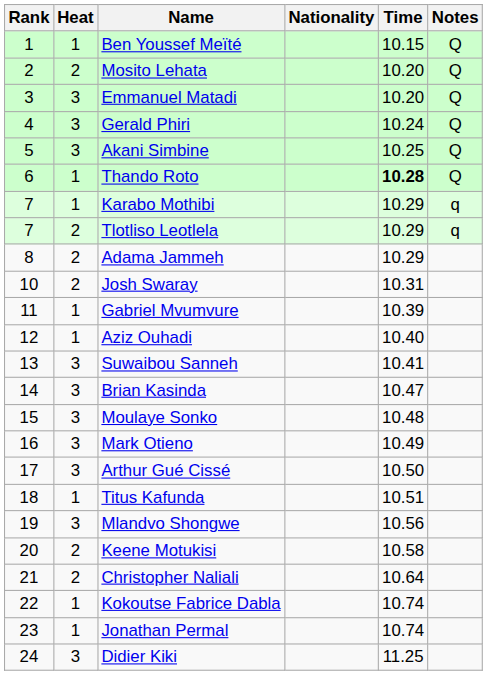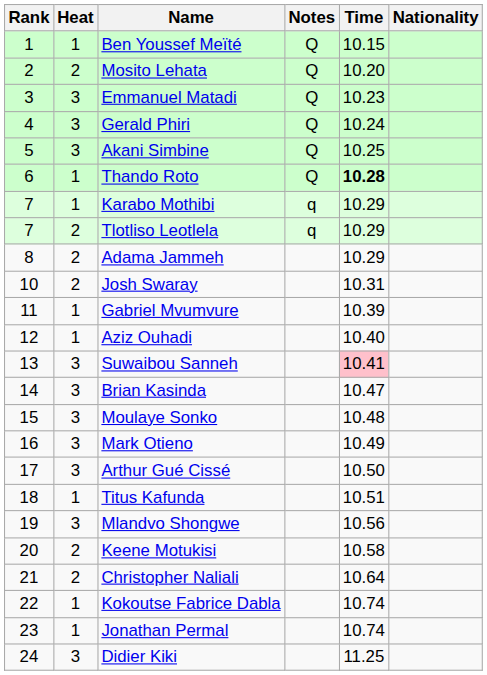columns swapped: (331, 17) <-> (455, 17)
(403, 97) 10.20 -> (364, 97) 10.23
(403, 364) no background -> (364, 364) pink background
